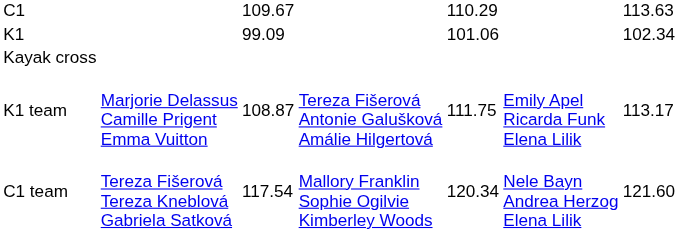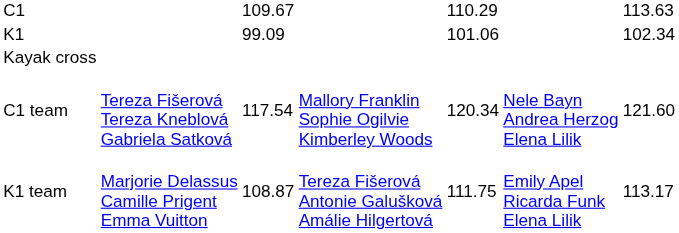rows swapped: (36, 191) <-> (35, 110)
